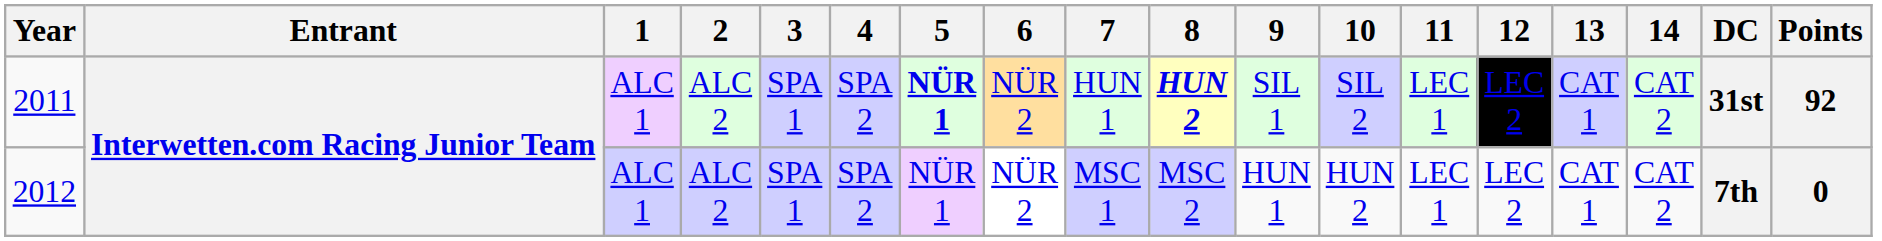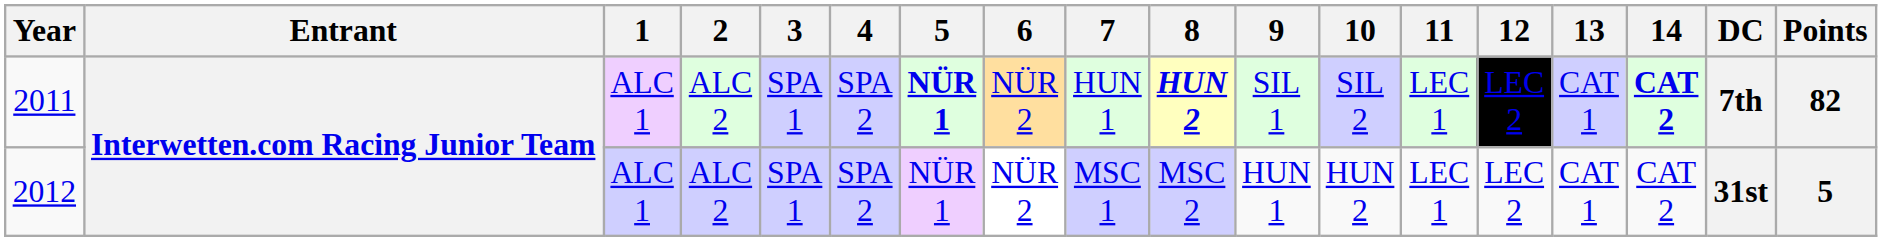(1664, 101) normal -> (1666, 101) bold
(1736, 101) 31st -> (1741, 101) 7th
(1821, 101) 92 -> (1825, 101) 82
(1736, 190) 7th -> (1741, 190) 31st
(1821, 190) 0 -> (1825, 190) 5
